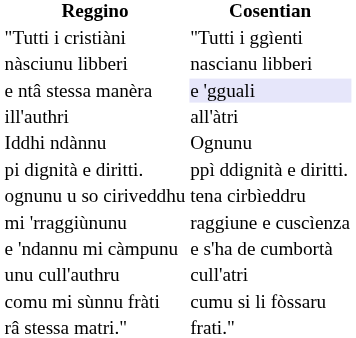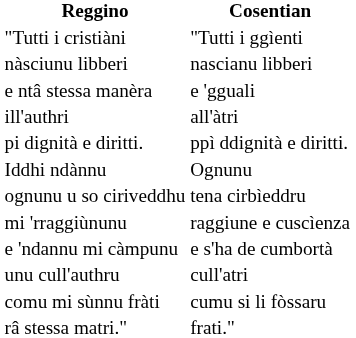(223, 90) lavender background -> (223, 90) no background
rows swapped: (74, 169) <-> (56, 143)
